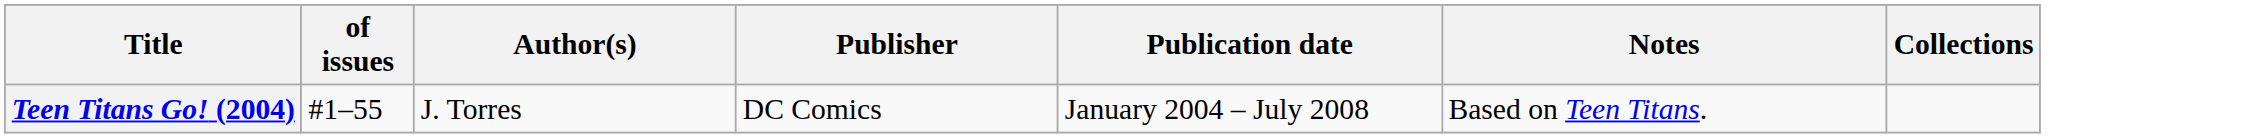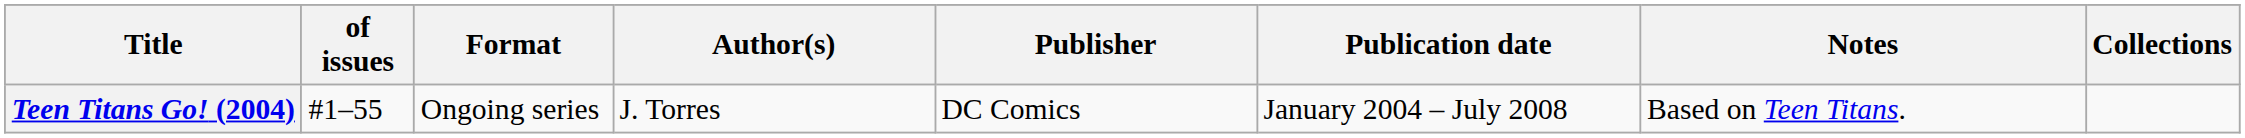+ column: (513, 44)
